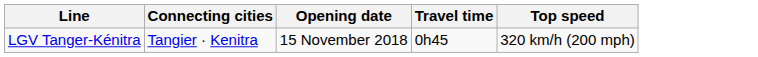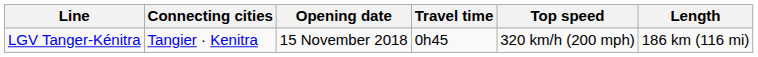+ column: (695, 16)
